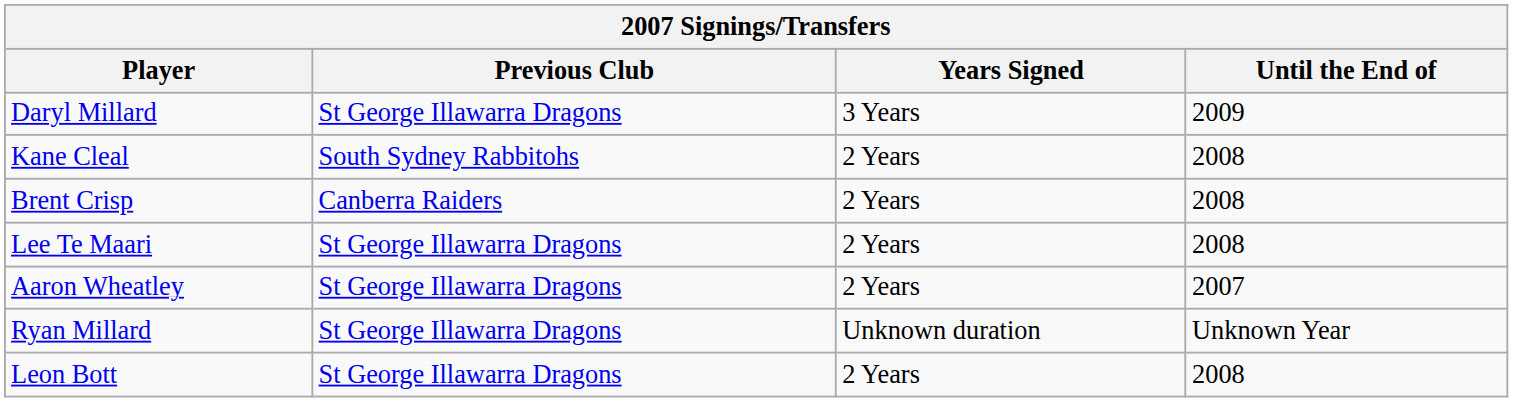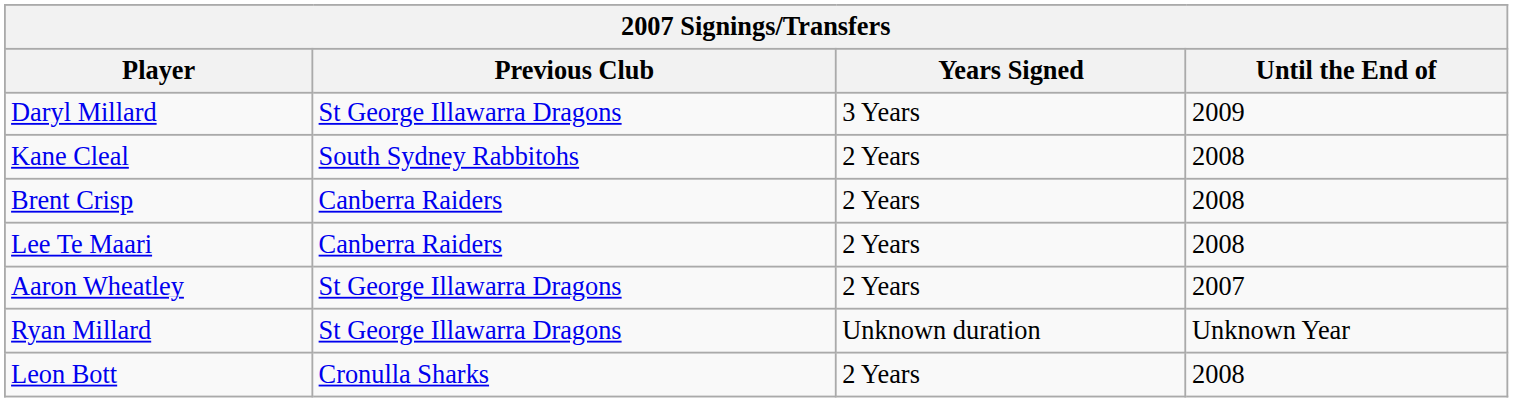(470, 243) St George Illawarra Dragons -> (410, 243) Canberra Raiders
(470, 374) St George Illawarra Dragons -> (404, 374) Cronulla Sharks
